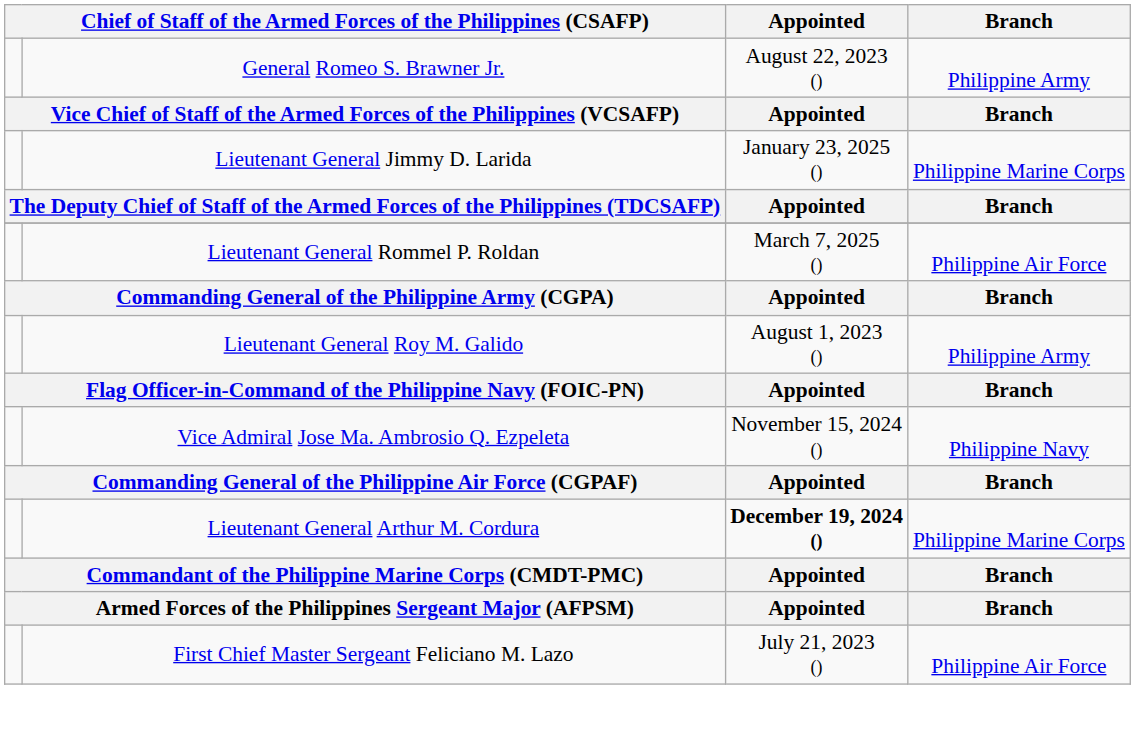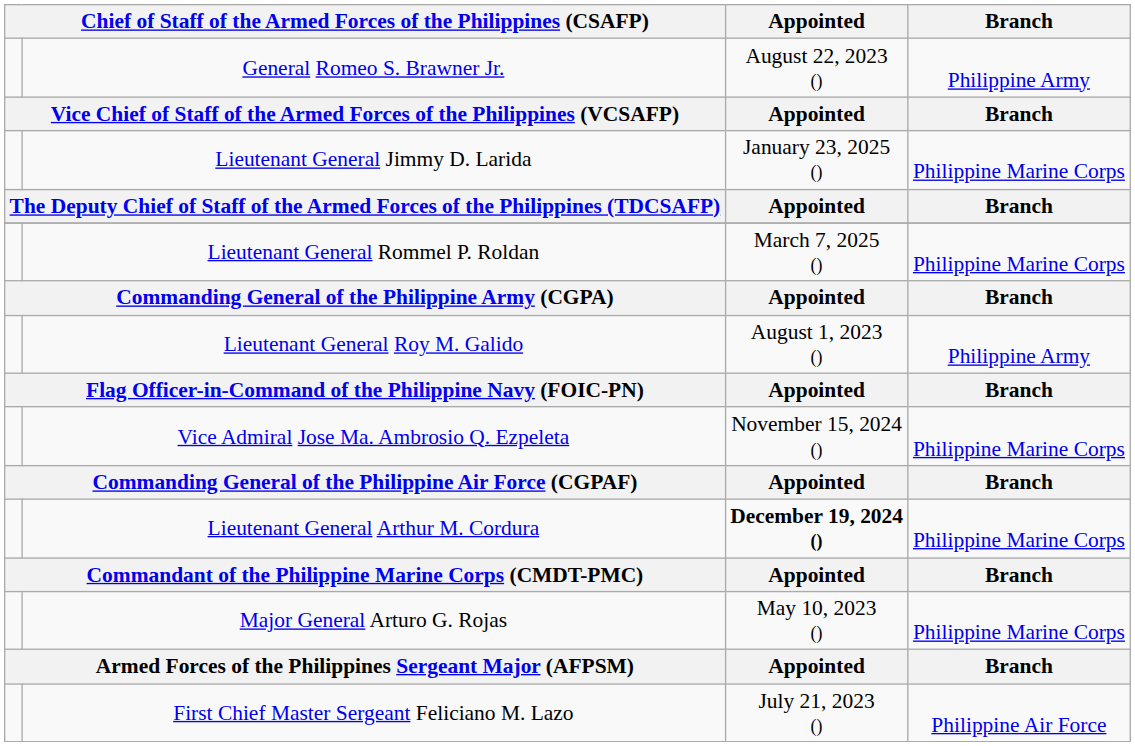(1019, 263) Philippine Air Force -> (1019, 263) Philippine Marine Corps
(1019, 448) Philippine Navy -> (1019, 448) Philippine Marine Corps
+ row: (373, 620)
